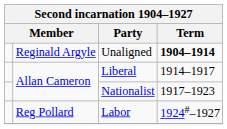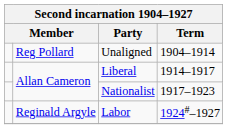(56, 52) Reginald Argyle -> (45, 52) Reg Pollard
(188, 52) bold -> (188, 52) normal
(45, 112) Reg Pollard -> (56, 112) Reginald Argyle
